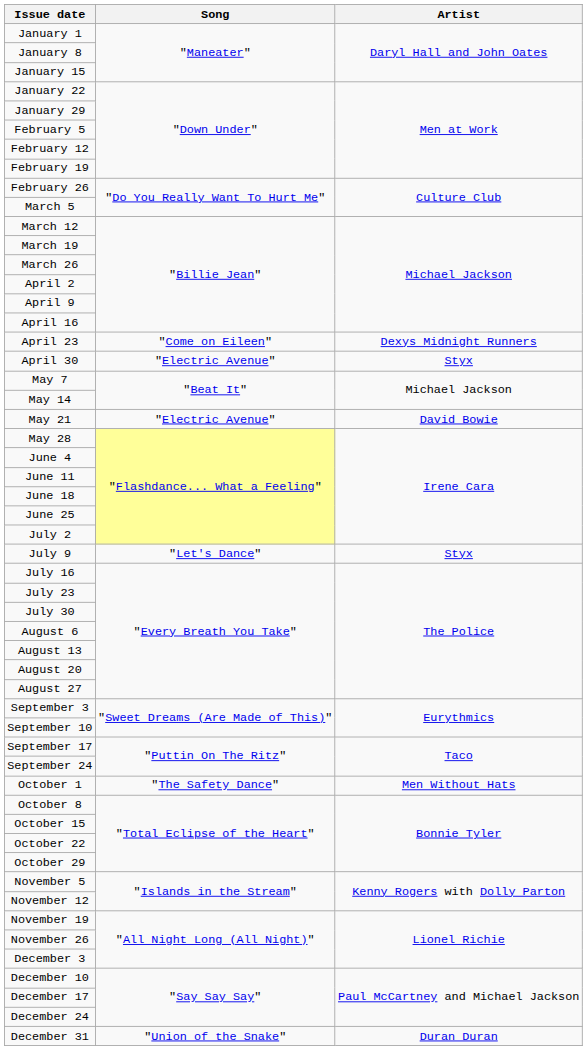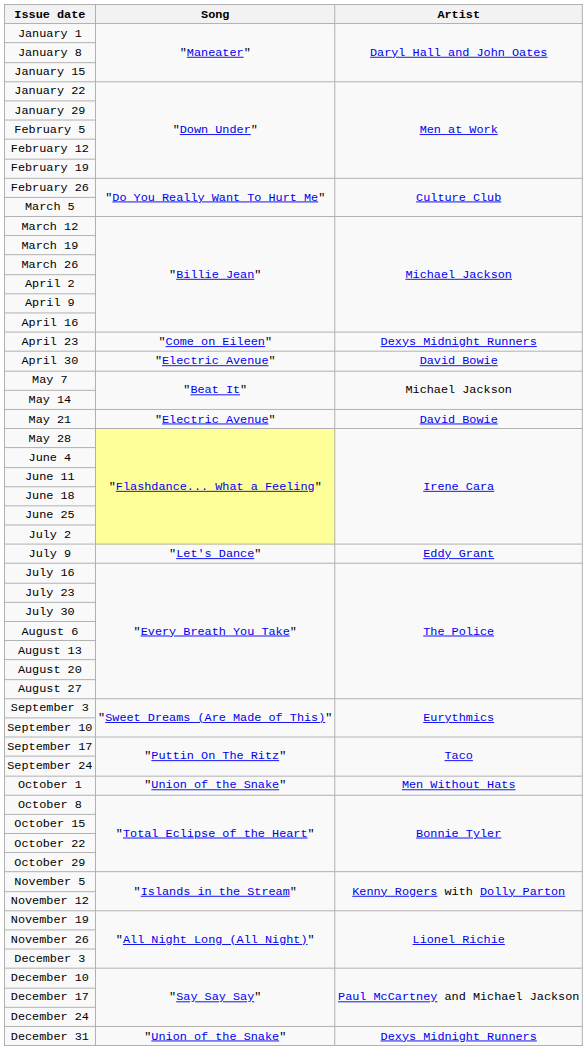(459, 361) Styx -> (459, 361) David Bowie
(459, 554) Styx -> (459, 554) Eddy Grant
(215, 785) "The Safety Dance" -> (215, 785) "Union of the Snake"
(459, 1036) Duran Duran -> (459, 1036) Dexys Midnight Runners
